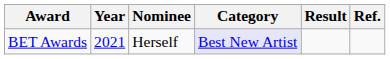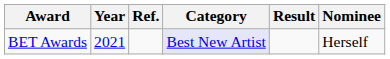columns swapped: (162, 16) <-> (367, 16)
